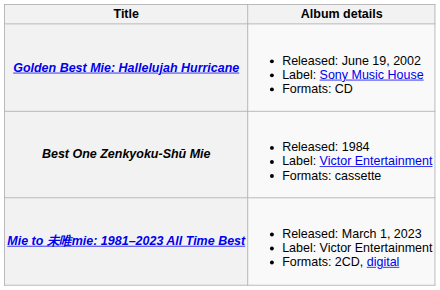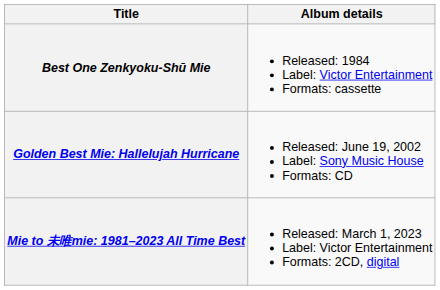rows swapped: (126, 154) <-> (126, 67)
